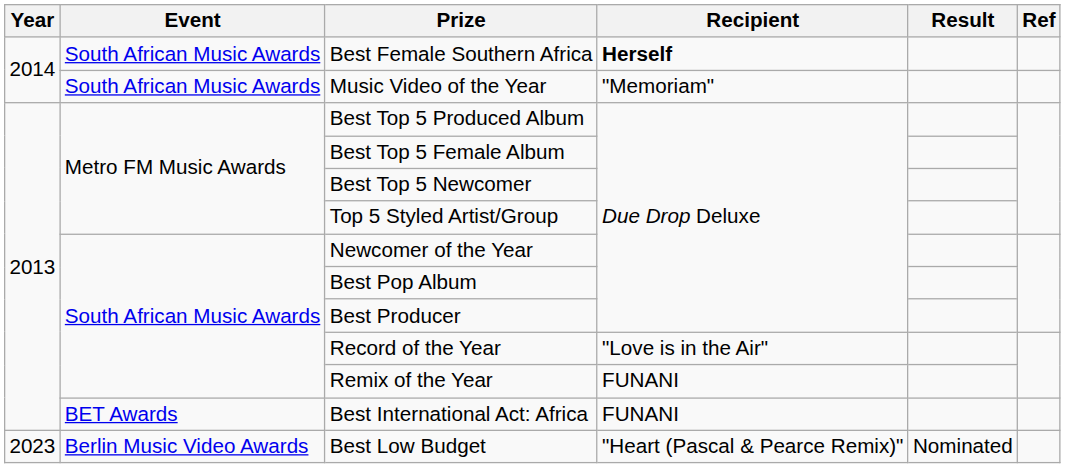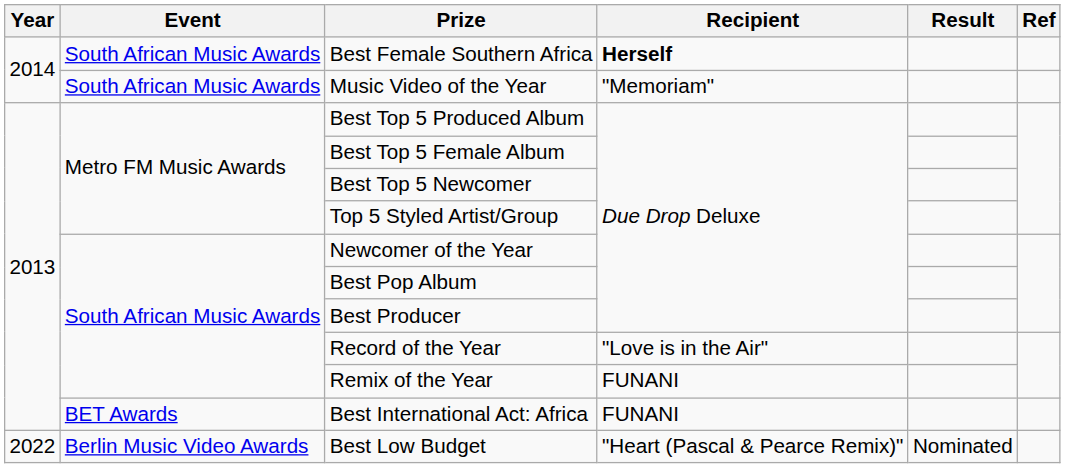(32, 446) 2023 -> (32, 446) 2022
